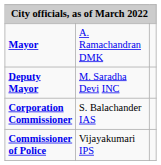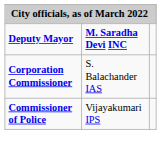- row: (23, 45)
(103, 82) normal -> (112, 39) bold
